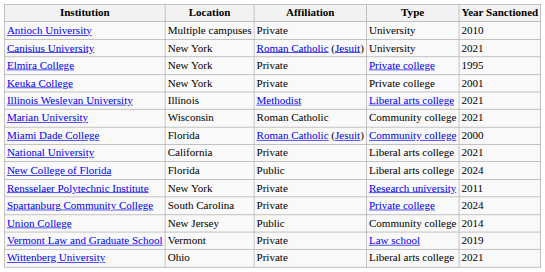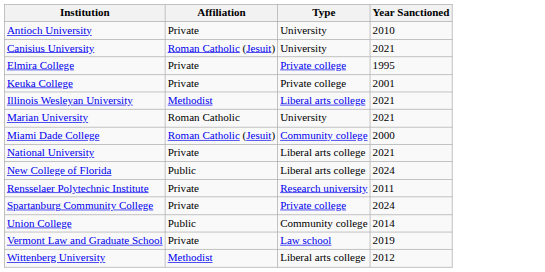- column: (210, 13)
(413, 118) Community college -> (303, 118) University
(272, 258) Private -> (190, 258) Methodist
(472, 258) 2021 -> (384, 258) 2012
